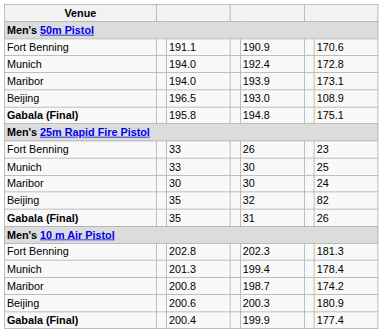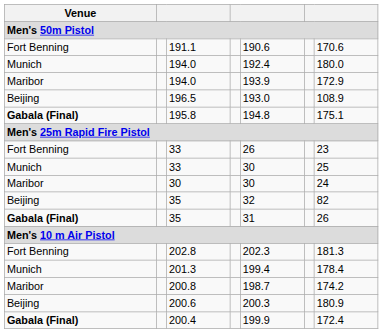(256, 47) 190.9 -> (256, 47) 190.6
(330, 64) 172.8 -> (330, 64) 180.0
(330, 82) 173.1 -> (330, 82) 172.9
(330, 320) 177.4 -> (330, 320) 172.4
